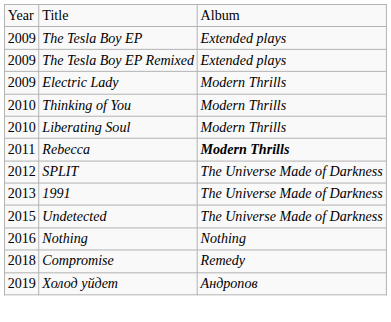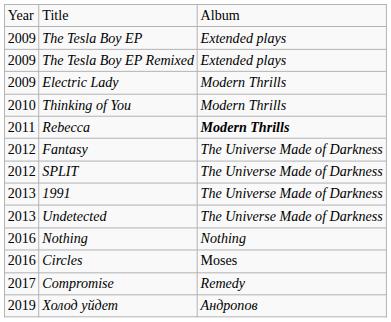- row: (86, 127)
+ row: (65, 149)
(22, 216) 2015 -> (22, 216) 2013
+ row: (62, 261)
(22, 261) 2018 -> (22, 283) 2017
